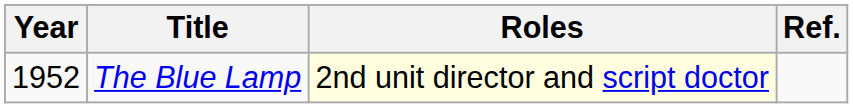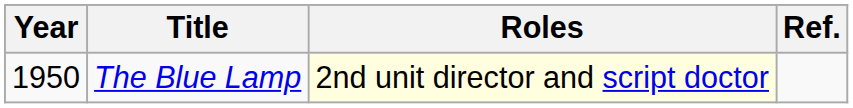(46, 77) 1952 -> (46, 77) 1950
